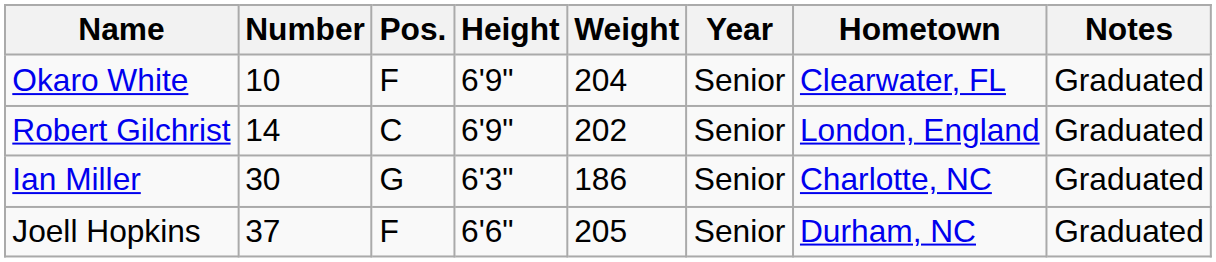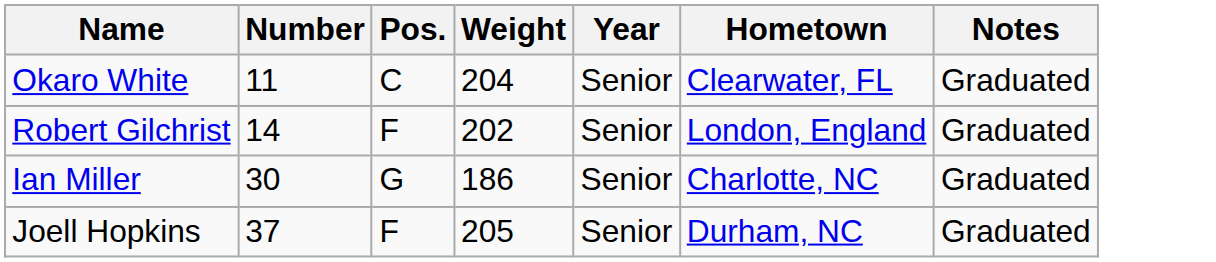- column: (510, 29)
(263, 79) 10 -> (262, 79) 11
(389, 79) F -> (391, 79) C
(391, 130) C -> (389, 130) F
